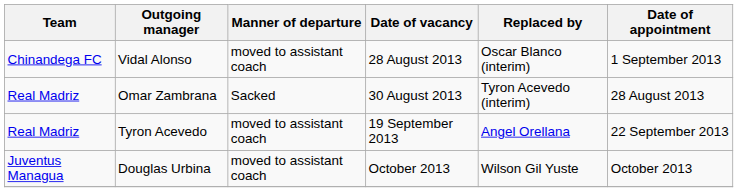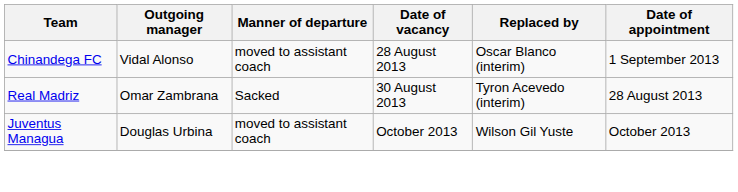- row: (163, 132)
